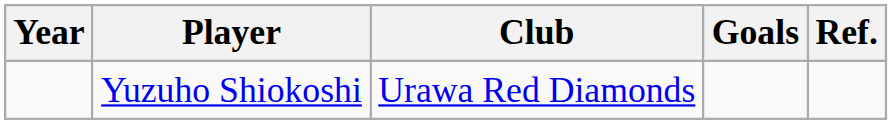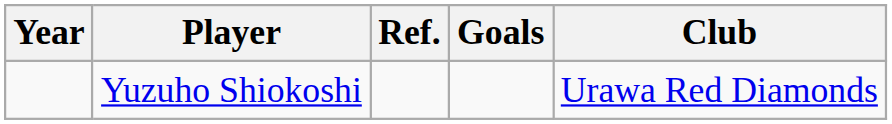columns swapped: (537, 32) <-> (847, 32)
